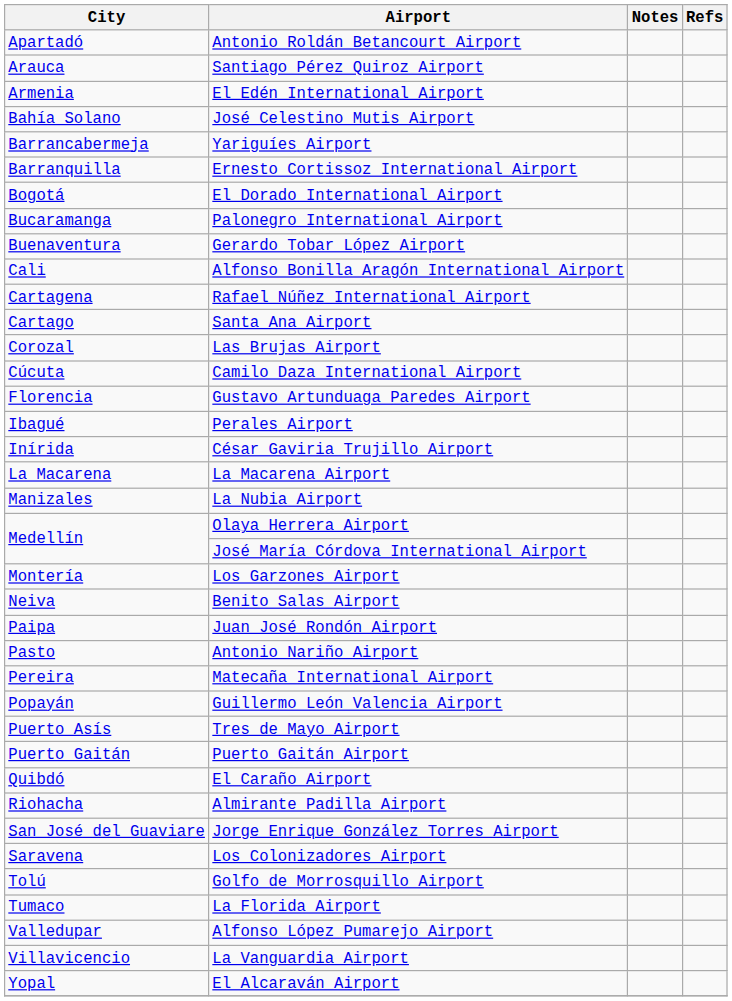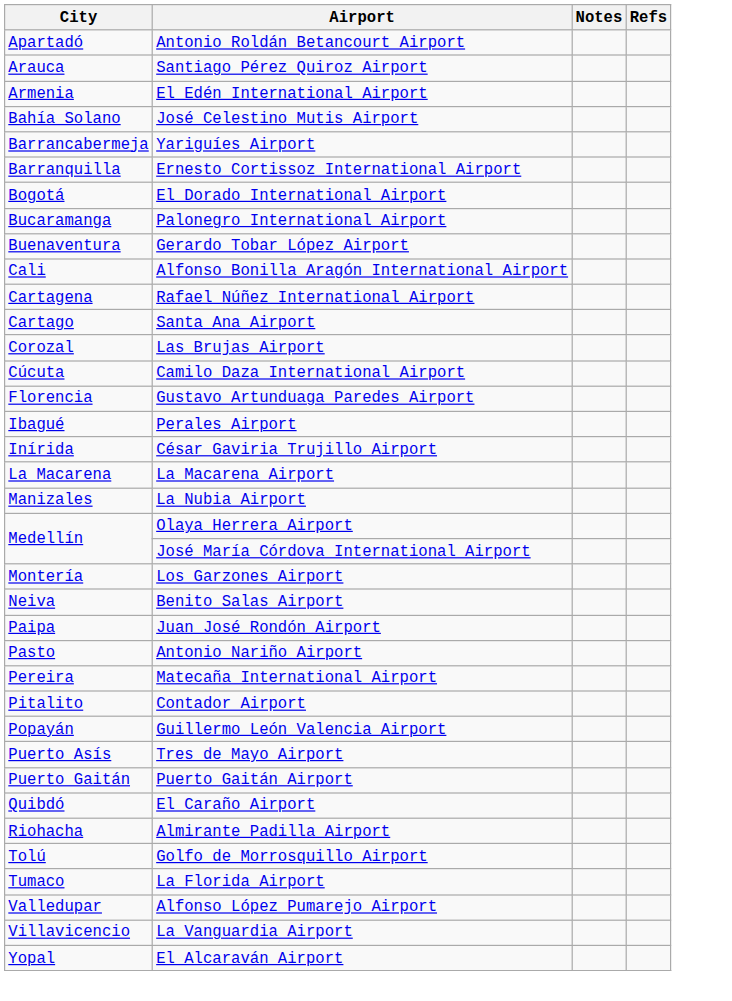+ row: (231, 704)
- row: (386, 831)
- row: (329, 856)
